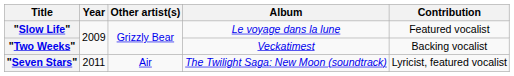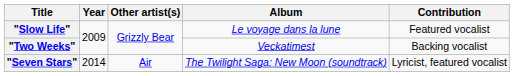(94, 63) 2011 -> (94, 63) 2014
